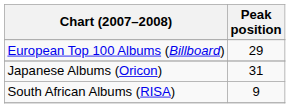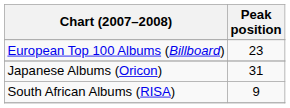(256, 50) 29 -> (256, 50) 23
